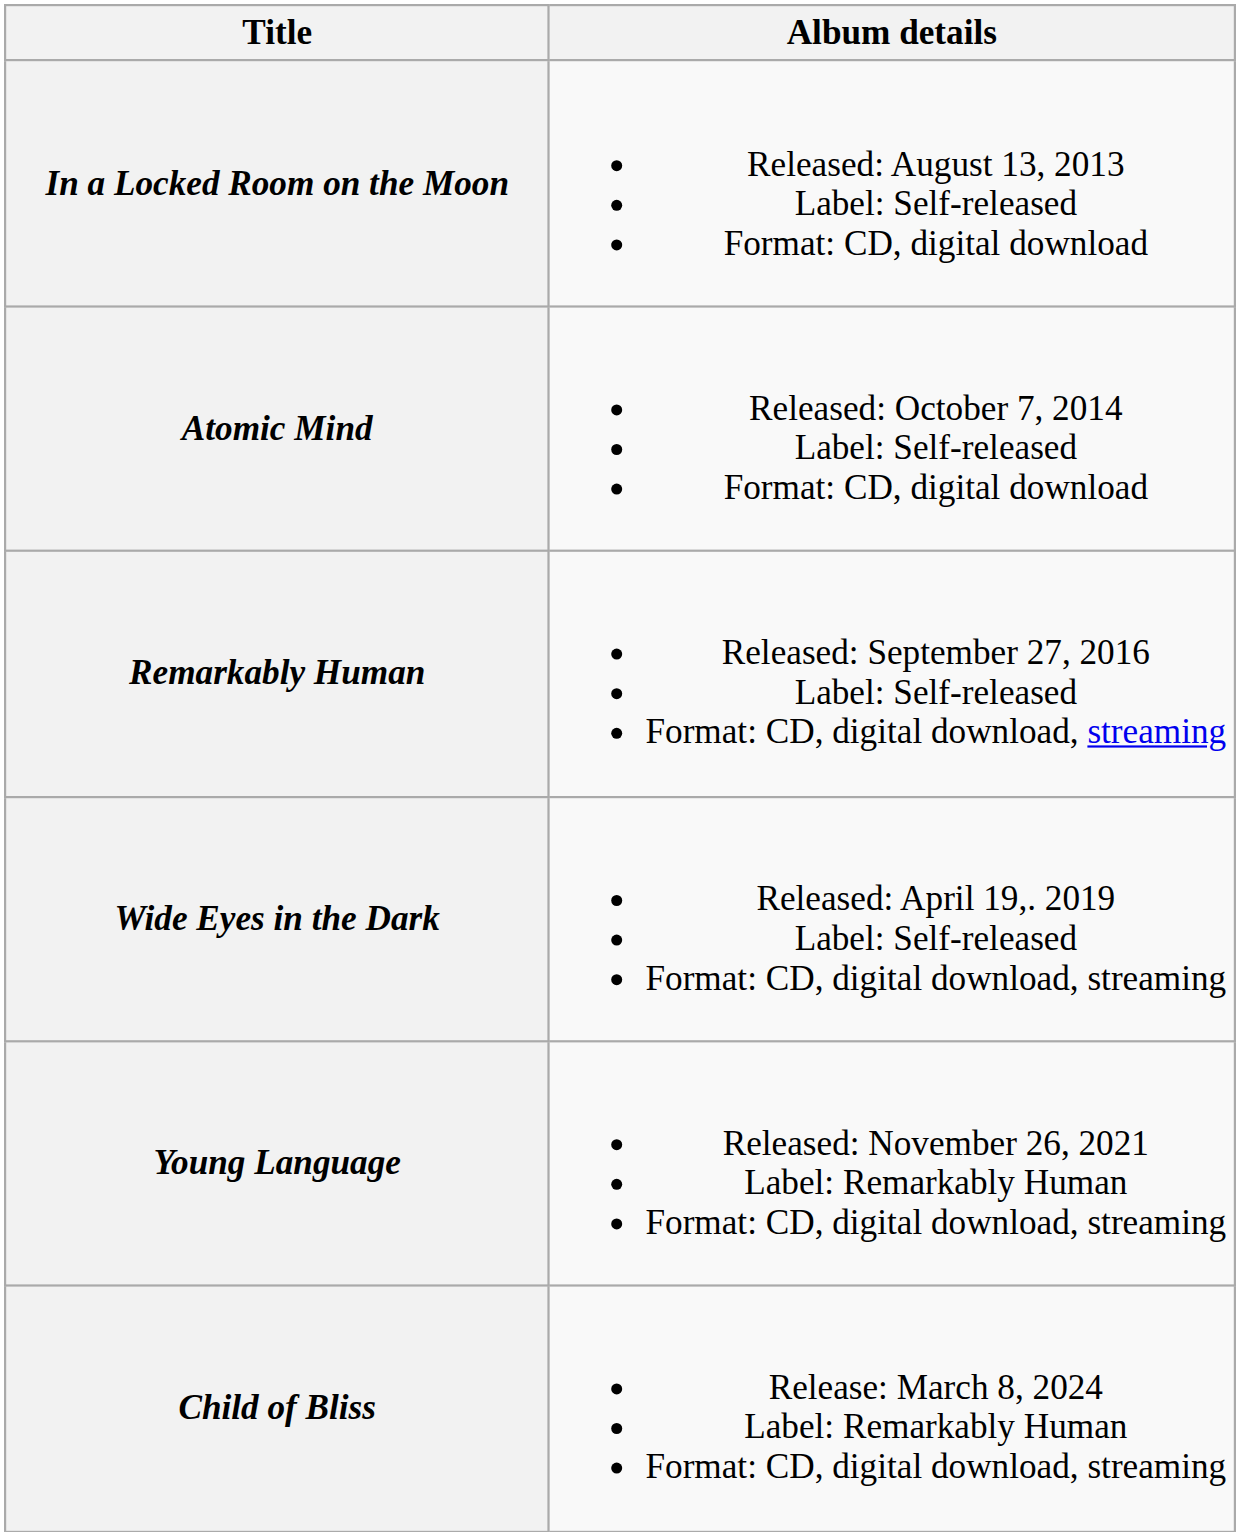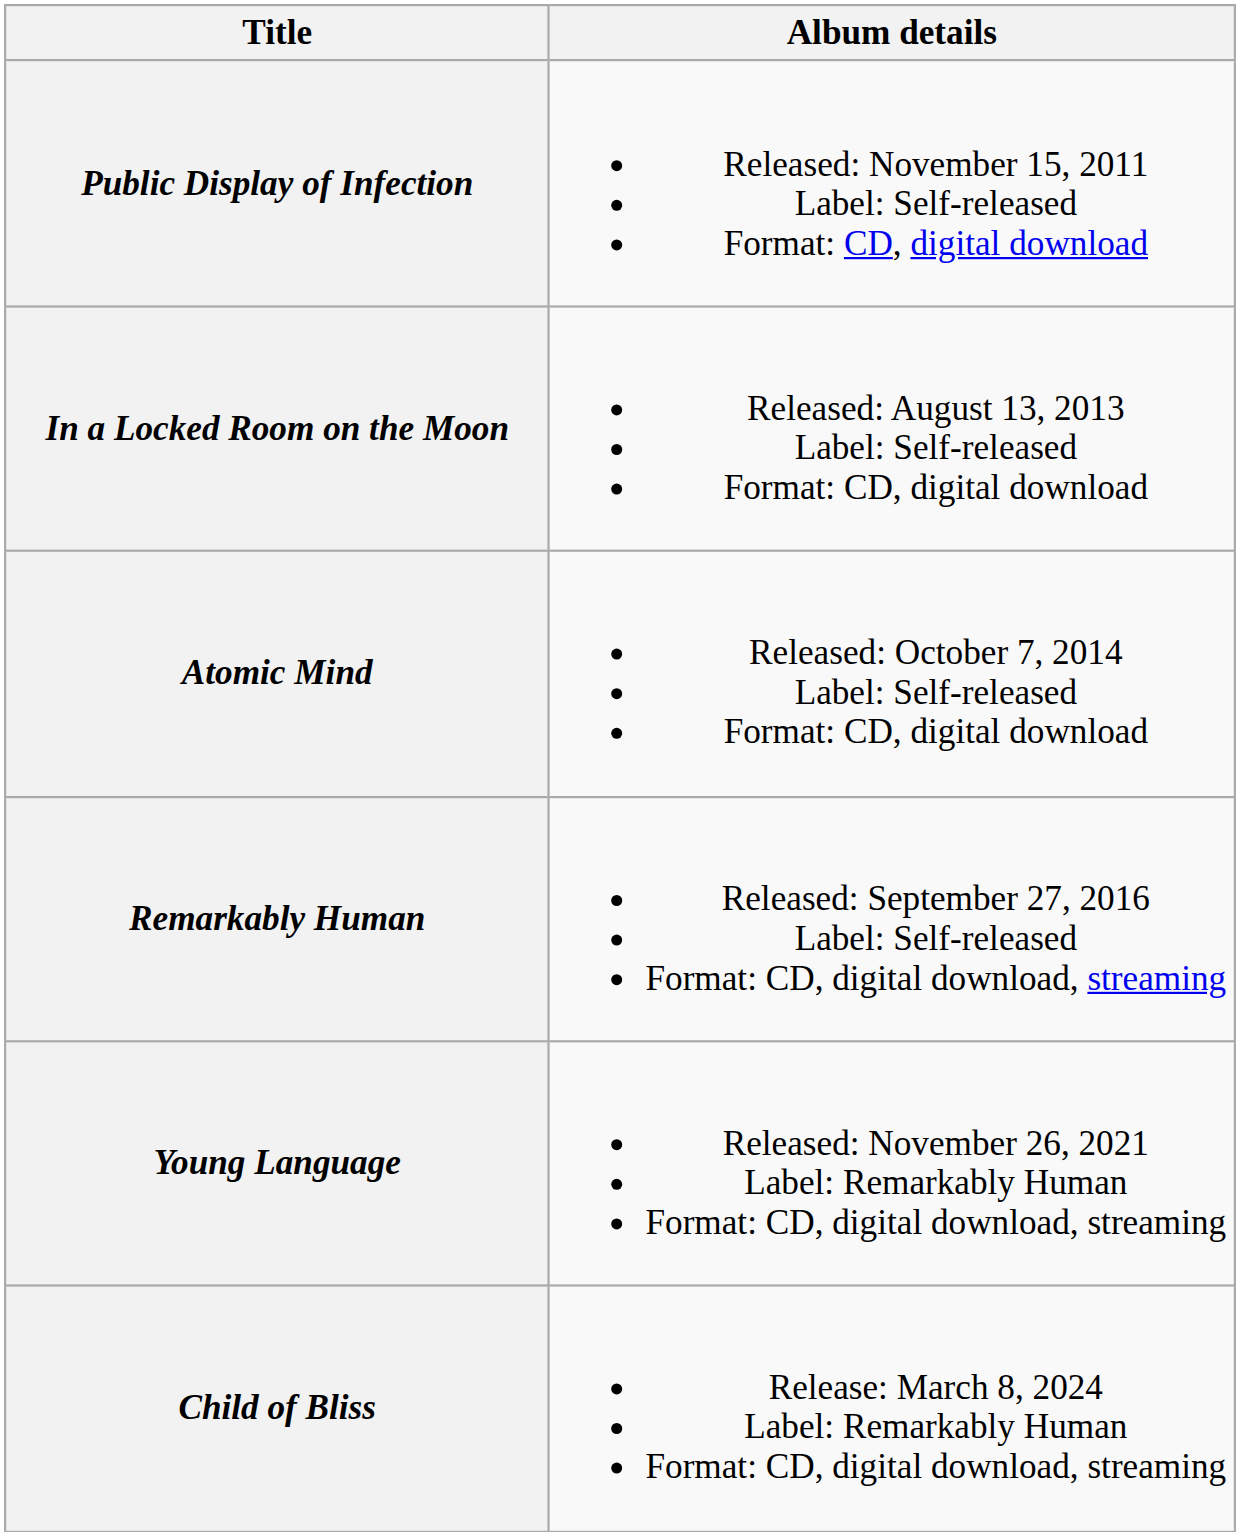+ row: (277, 182)
- row: (277, 917)
